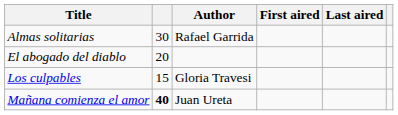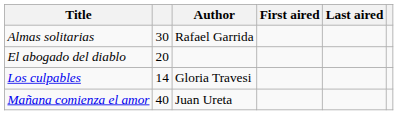(162, 78) 15 -> (162, 78) 14
(162, 99) bold -> (162, 99) normal
